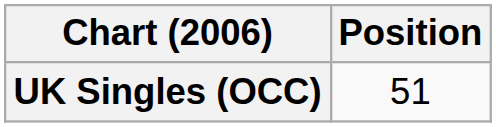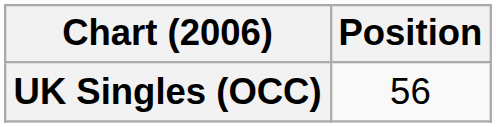(410, 91) 51 -> (410, 91) 56
